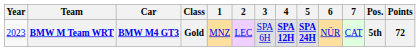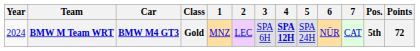(16, 32) 2023 -> (16, 32) 2024
(308, 32) bold -> (307, 32) normal
